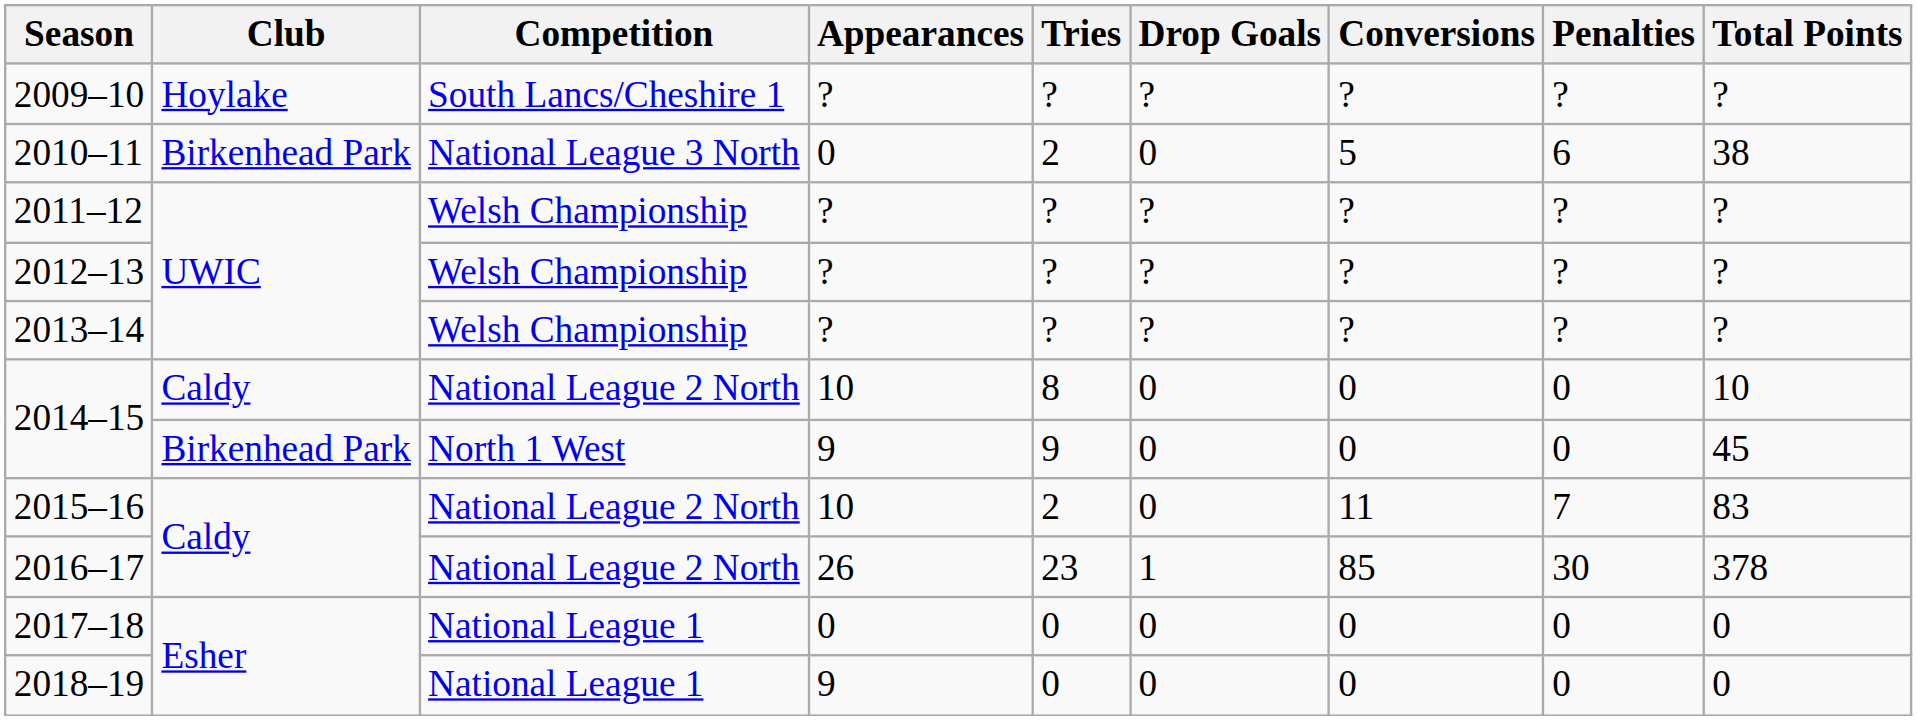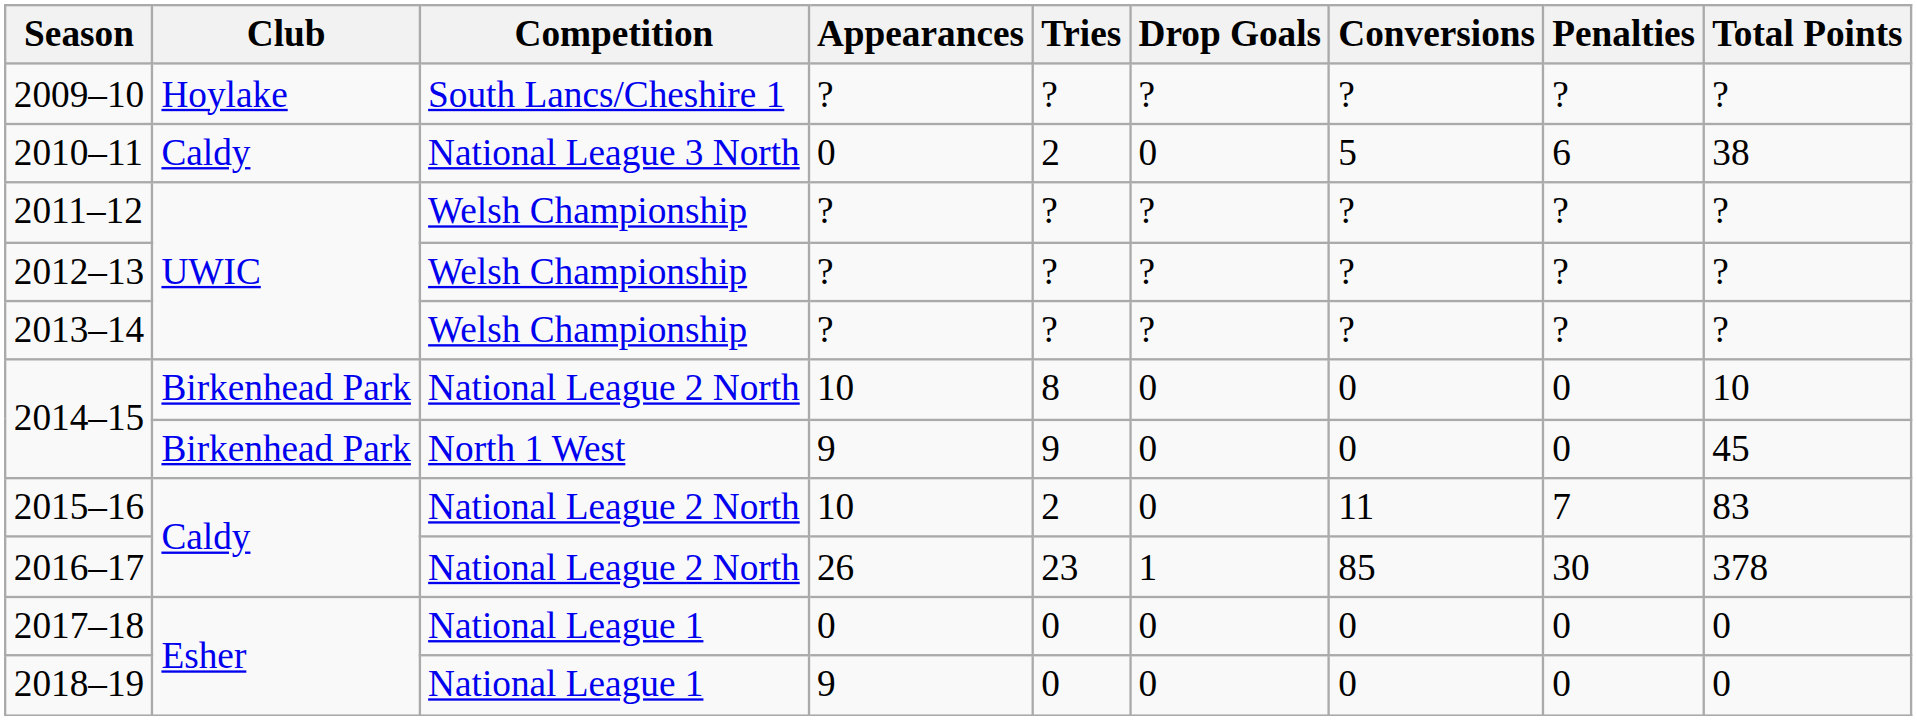(286, 152) Birkenhead Park -> (206, 152) Caldy
(206, 388) Caldy -> (286, 388) Birkenhead Park
